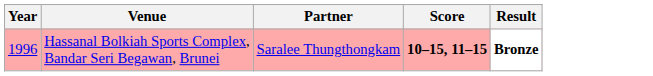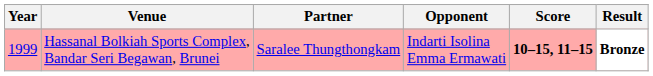+ column: (457, 17)
(23, 49) 1996 -> (23, 49) 1999
